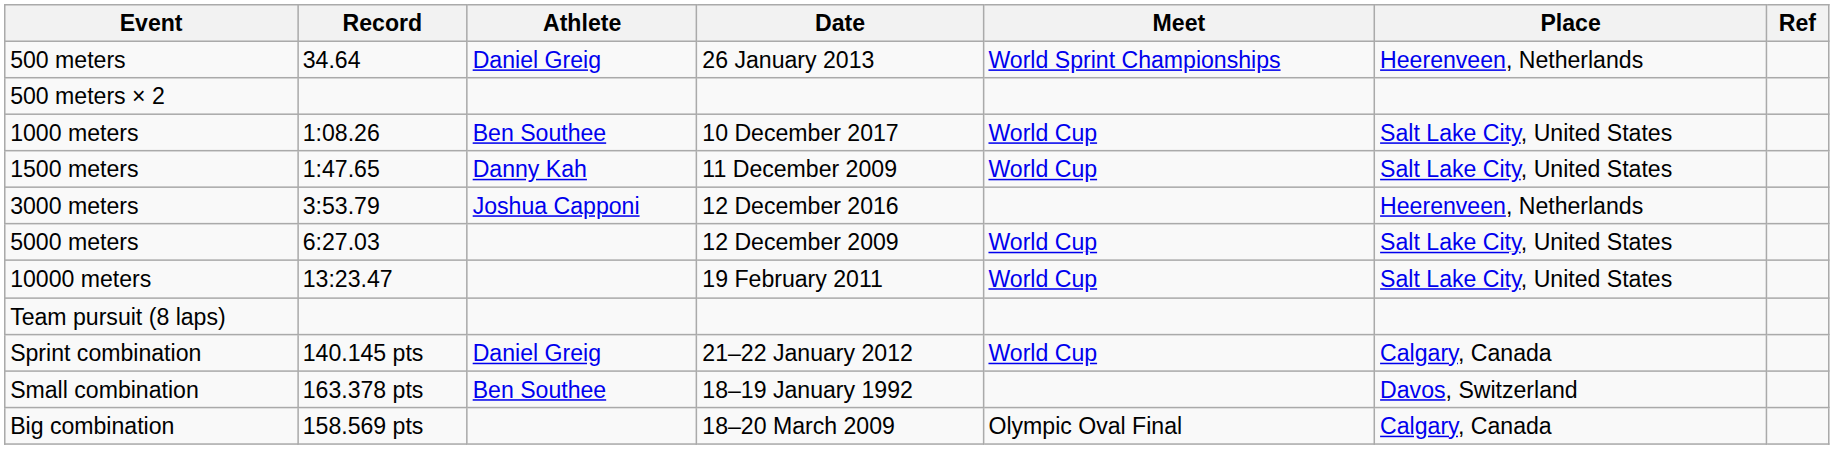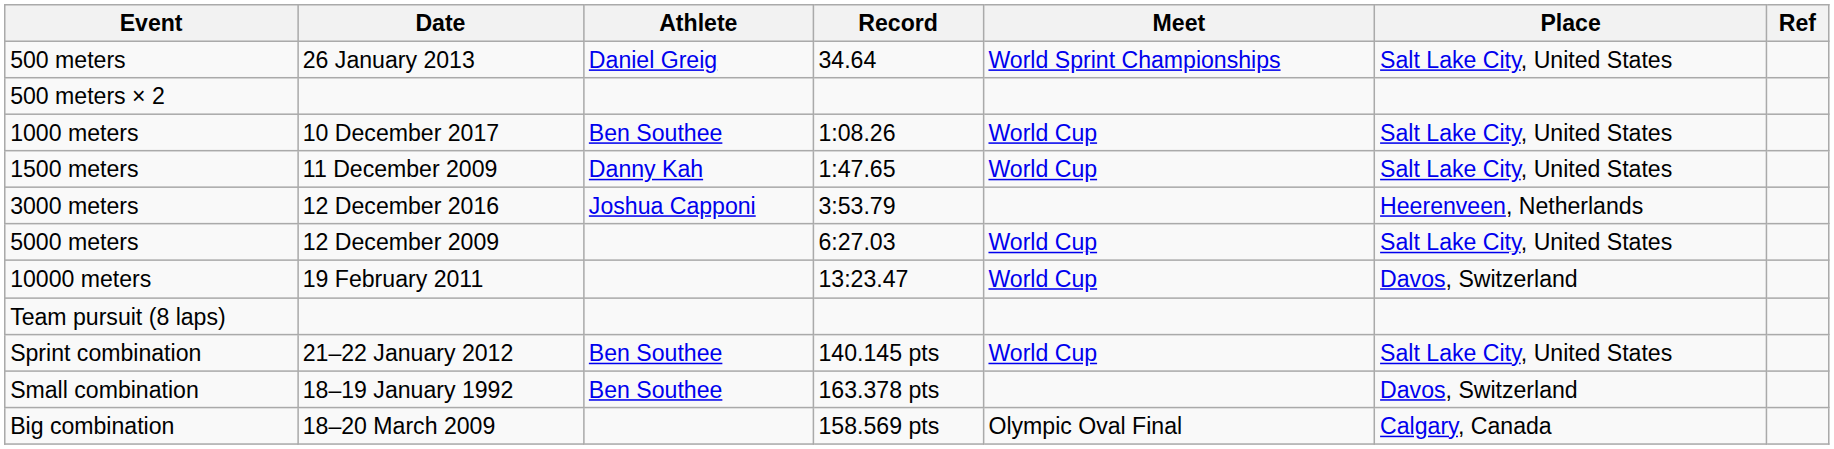columns swapped: (382, 23) <-> (840, 23)
(1512, 60) Heerenveen, Netherlands -> (1526, 60) Salt Lake City, United States
(1526, 279) Salt Lake City, United States -> (1479, 279) Davos, Switzerland
(537, 352) Daniel Greig -> (656, 352) Ben Southee
(1466, 352) Calgary, Canada -> (1526, 352) Salt Lake City, United States
